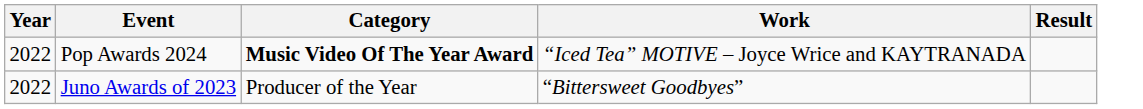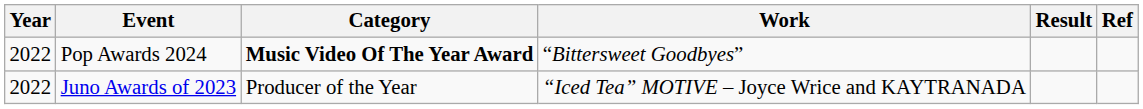+ column: (1117, 20)
(784, 53) “Iced Tea” MOTIVE – Joyce Wrice and KAYTRANADA -> (643, 53) “Bittersweet Goodbyes”
(643, 86) “Bittersweet Goodbyes” -> (784, 86) “Iced Tea” MOTIVE – Joyce Wrice and KAYTRANADA
